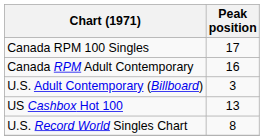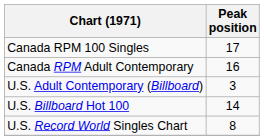+ row: (68, 106)
- row: (65, 106)
